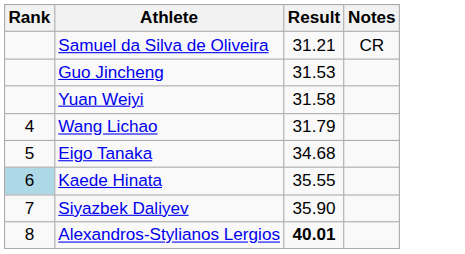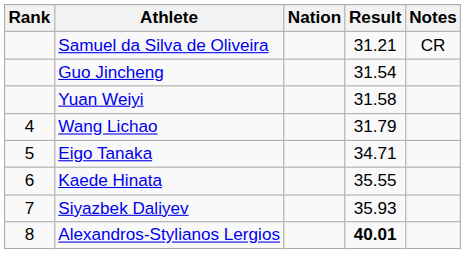+ column: (314, 18)
(314, 72) 31.53 -> (375, 72) 31.54
(314, 153) 34.68 -> (375, 153) 34.71
(29, 180) lightblue background -> (29, 180) no background
(314, 208) 35.90 -> (375, 208) 35.93
